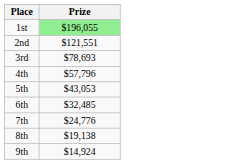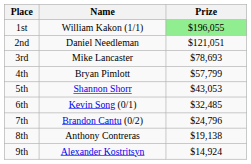+ column: (103, 12)
(80, 43) $121,551 -> (206, 43) $121,051
(80, 74) $57,796 -> (206, 74) $57,799
(80, 120) $24,776 -> (206, 120) $24,796
